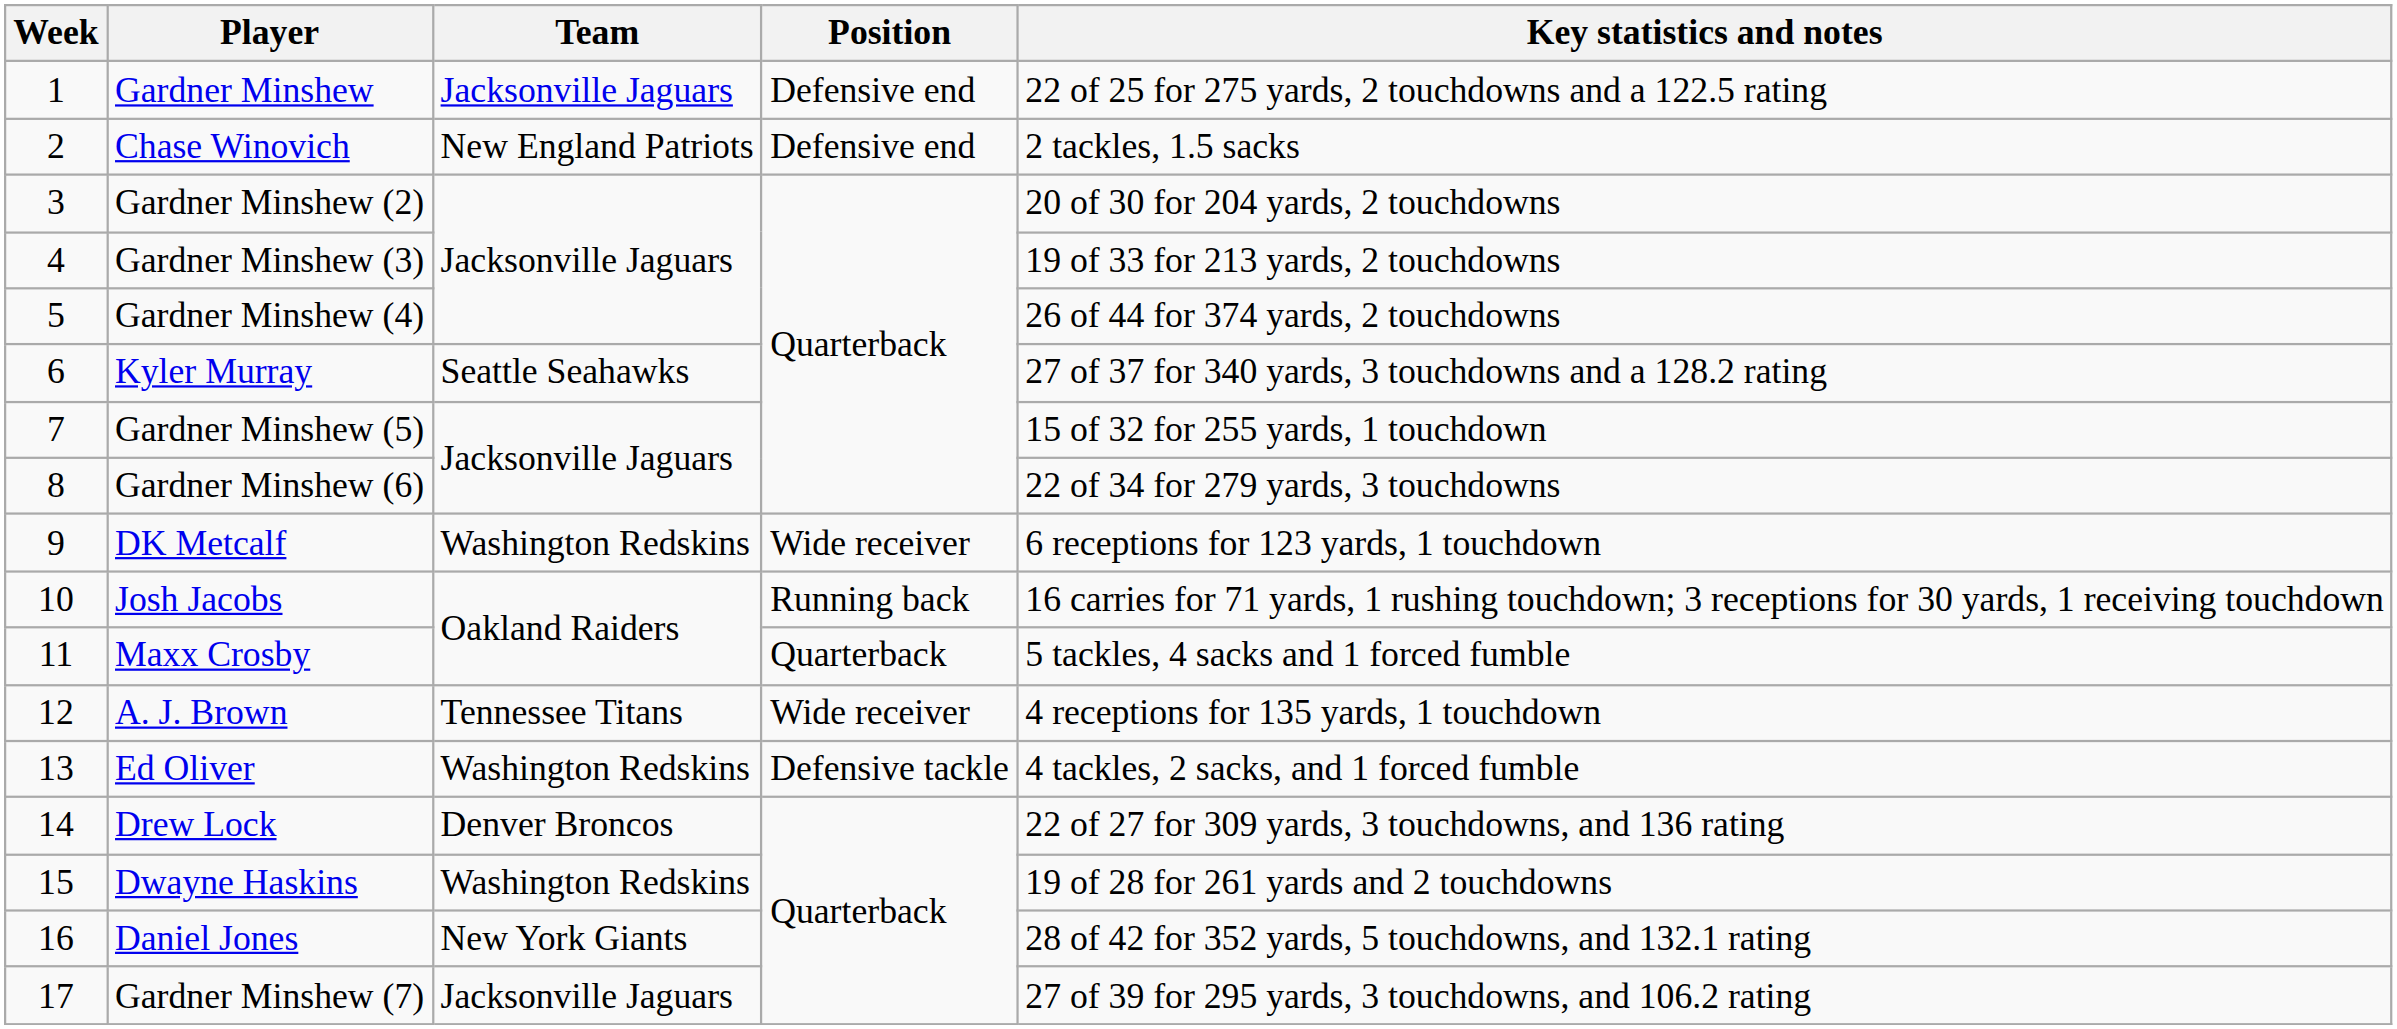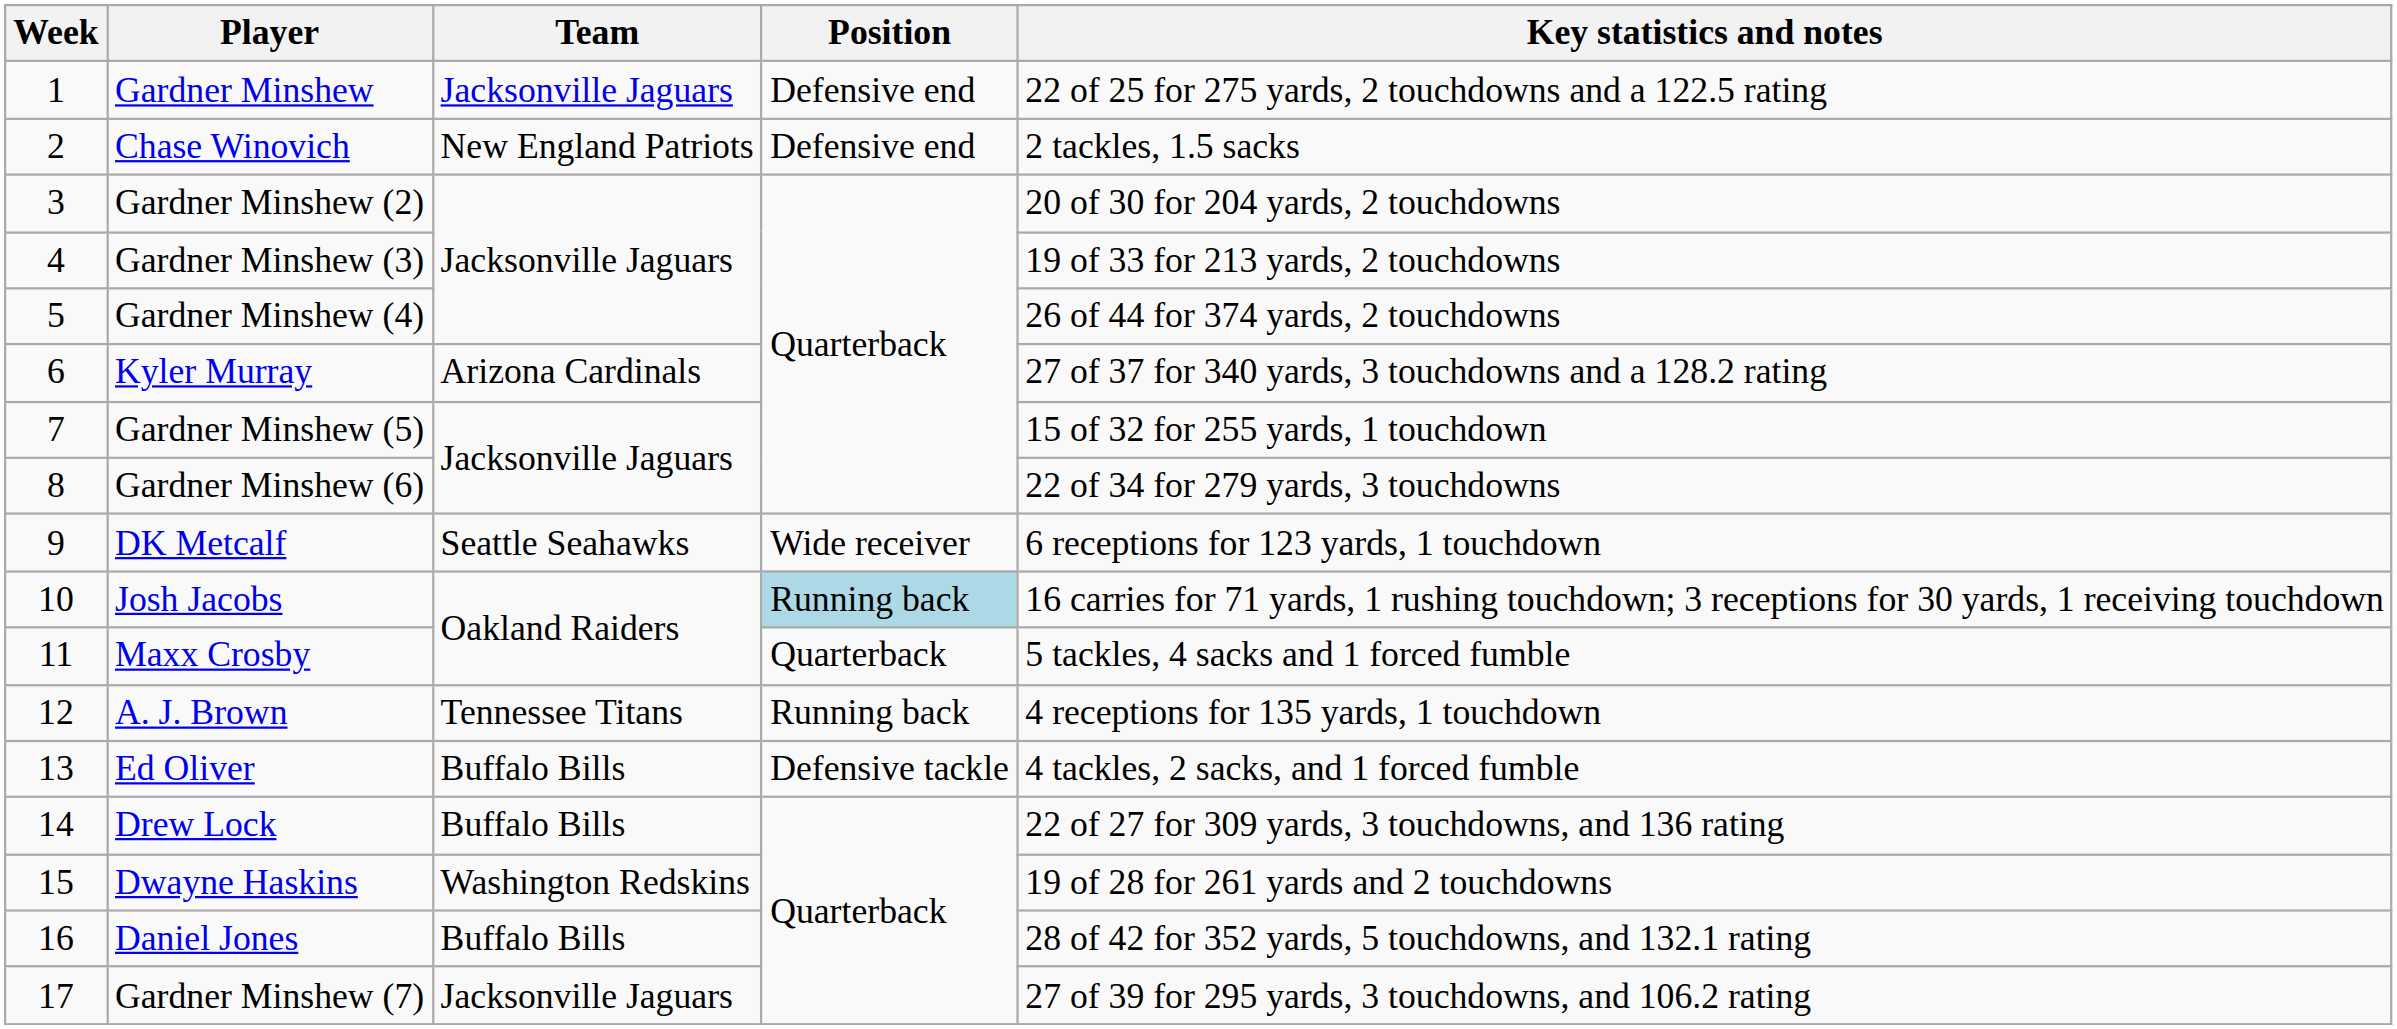(565, 372) Seattle Seahawks -> (571, 372) Arizona Cardinals
(595, 542) Washington Redskins -> (565, 542) Seattle Seahawks
(870, 598) no background -> (870, 598) lightblue background
(870, 711) Wide receiver -> (870, 711) Running back
(595, 768) Washington Redskins -> (533, 768) Buffalo Bills
(557, 825) Denver Broncos -> (533, 825) Buffalo Bills
(564, 938) New York Giants -> (533, 938) Buffalo Bills
